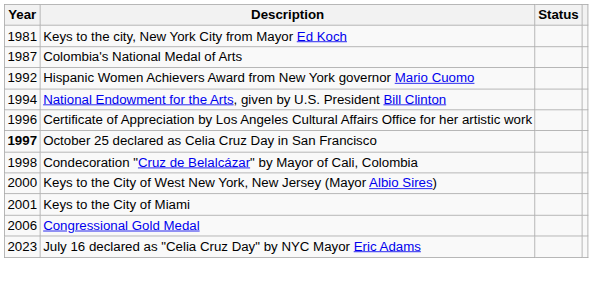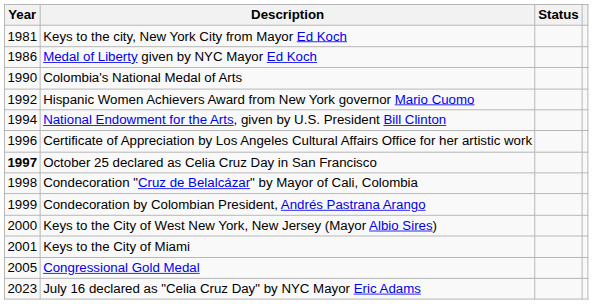+ row: (180, 57)
(22, 57) 1987 -> (22, 78) 1990
+ row: (234, 204)
(22, 225) 2006 -> (22, 267) 2005
